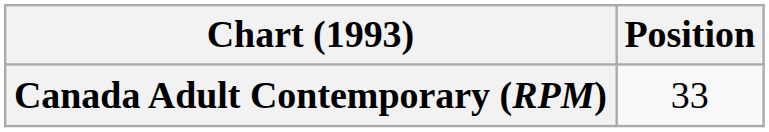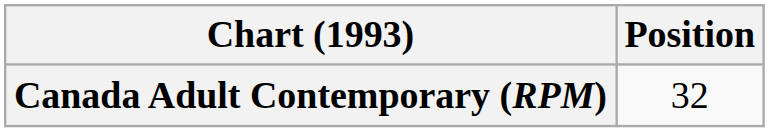(690, 94) 33 -> (690, 94) 32
